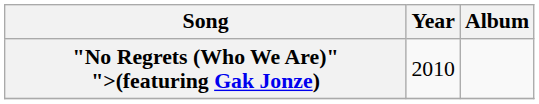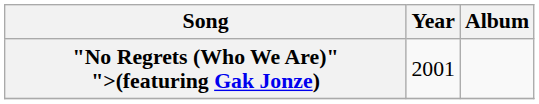(433, 68) 2010 -> (433, 68) 2001
